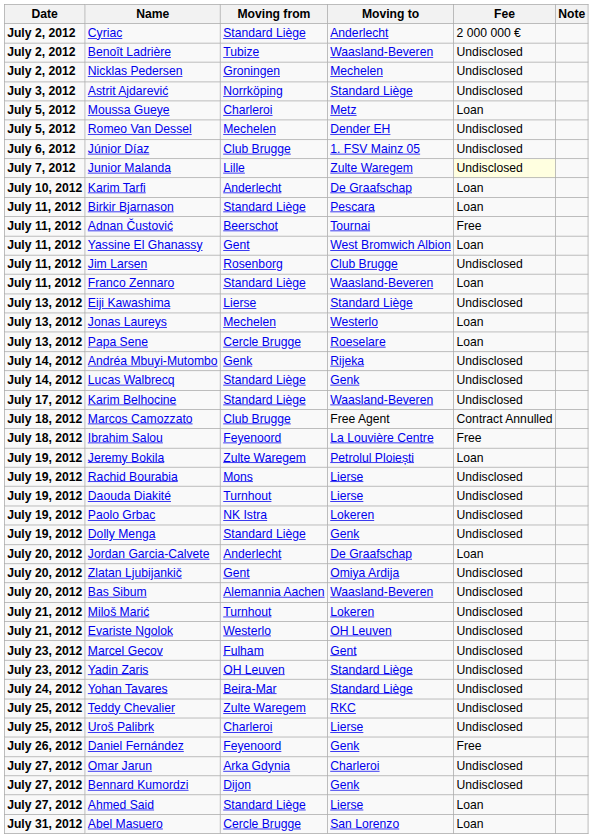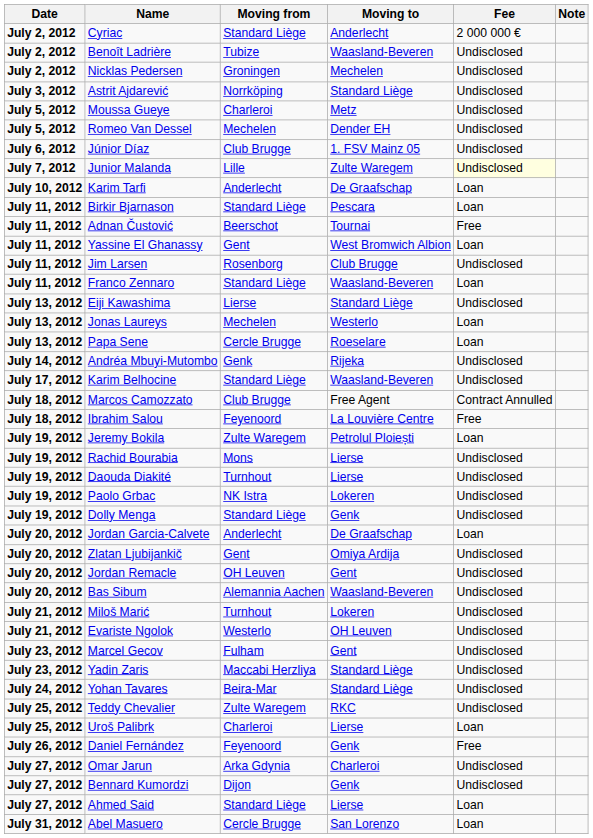(470, 110) Loan -> (490, 110) Undisclosed
- row: (131, 380)
+ row: (132, 573)
(254, 669) OH Leuven -> (270, 669) Maccabi Herzliya
(490, 727) Undisclosed -> (470, 727) Loan
